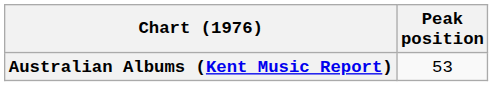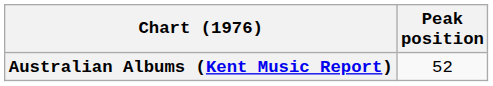(442, 67) 53 -> (442, 67) 52
